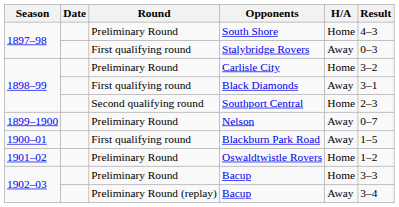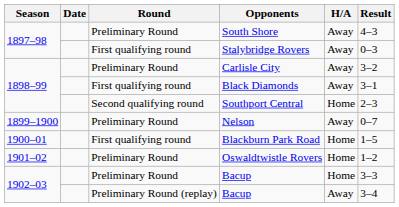(341, 31) Home -> (340, 31) Away
(341, 67) Home -> (340, 67) Away
(340, 139) Away -> (341, 139) Home
